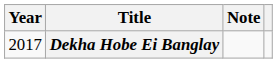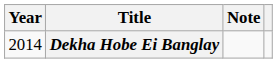(25, 44) 2017 -> (25, 44) 2014
